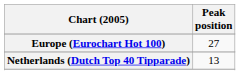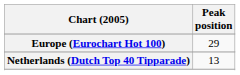(214, 43) 27 -> (214, 43) 29
